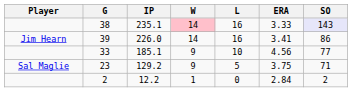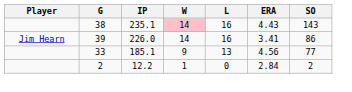(281, 25) 3.33 -> (269, 25) 4.43
(325, 25) lavender background -> (311, 25) no background
(237, 53) 10 -> (226, 53) 13
- row: (105, 66)
